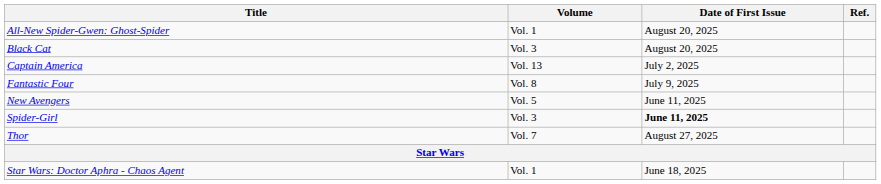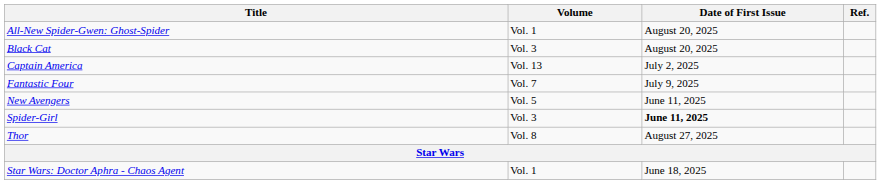(523, 83) Vol. 8 -> (523, 83) Vol. 7
(523, 135) Vol. 7 -> (523, 135) Vol. 8
